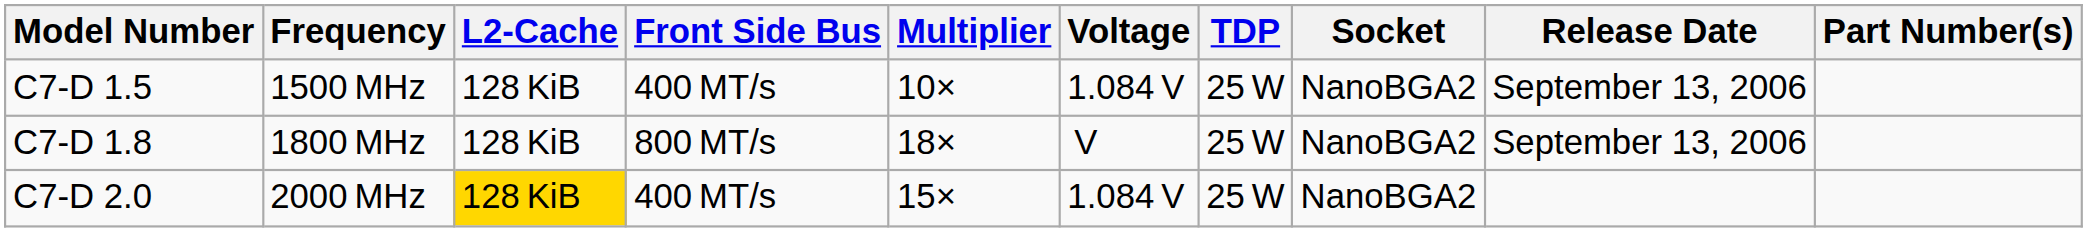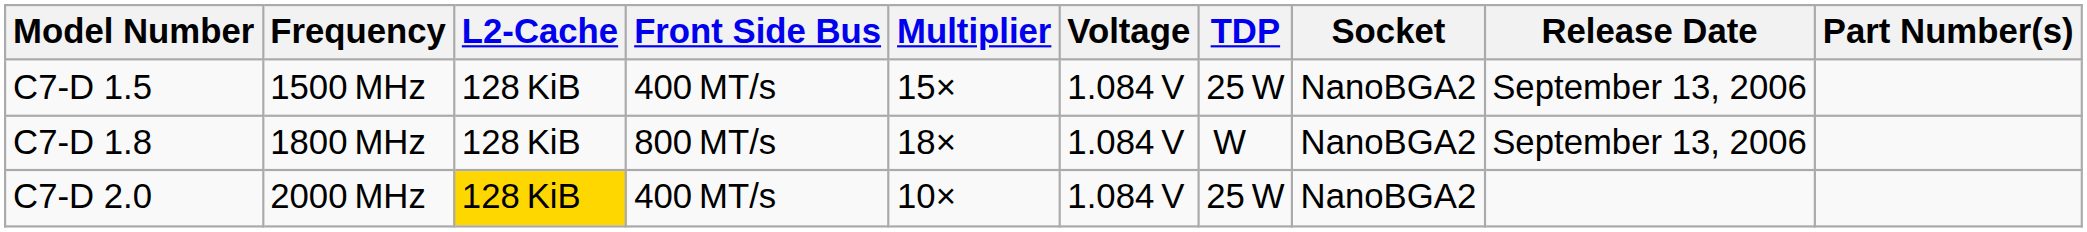(927, 87) 10× -> (927, 87) 15×
(1082, 142) V -> (1126, 142) 1.084 V
(1245, 142) 25 W -> (1226, 142) W
(927, 197) 15× -> (927, 197) 10×
